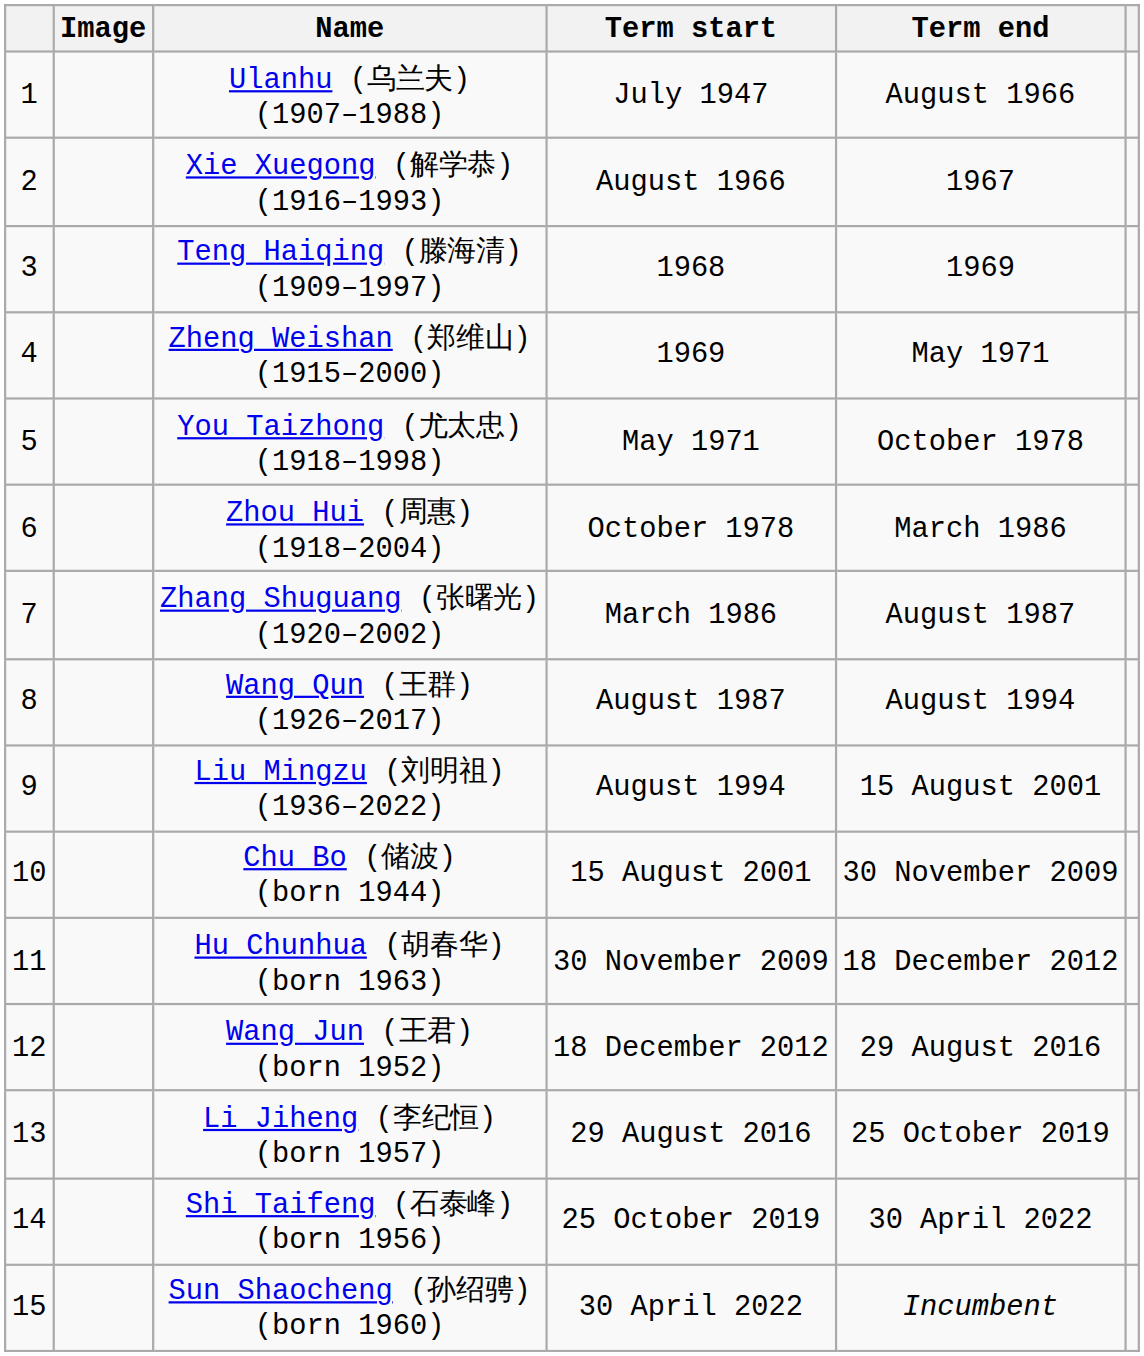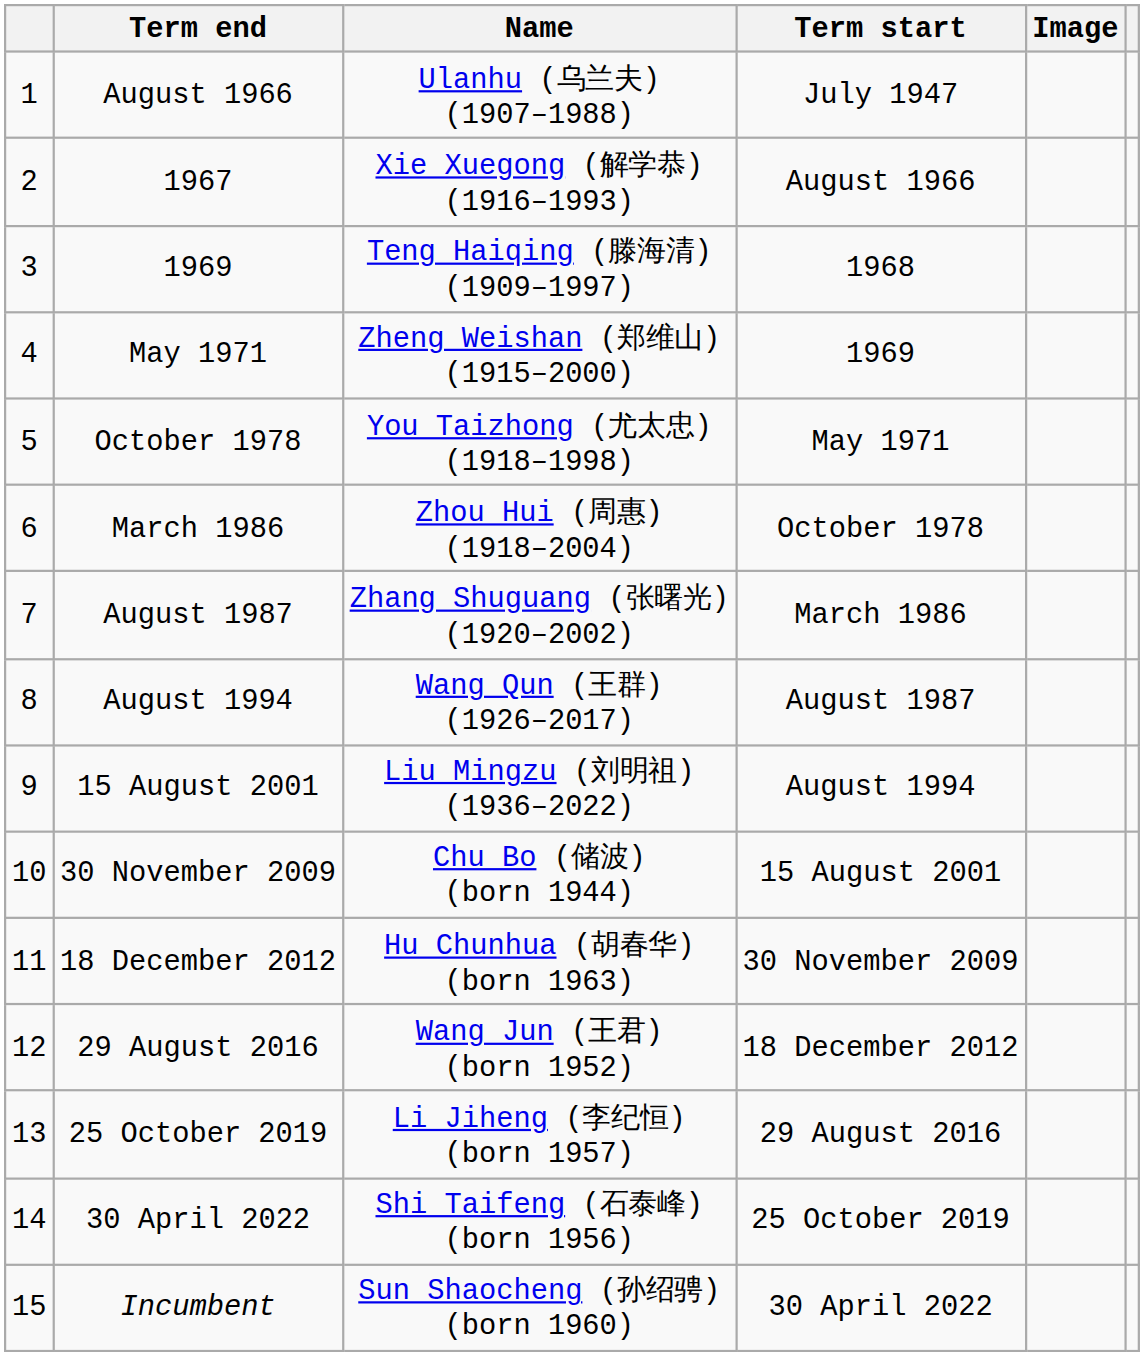columns swapped: (103, 29) <-> (980, 29)
